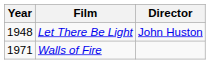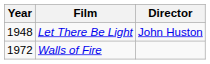(20, 50) 1971 -> (20, 50) 1972
